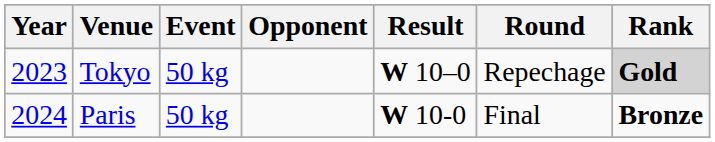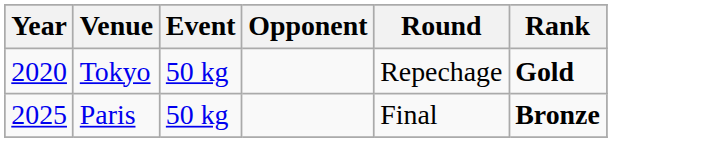- column: (426, 26)
(39, 70) 2023 -> (39, 70) 2020
(648, 70) lightgrey background -> (545, 70) no background
(39, 114) 2024 -> (39, 114) 2025
